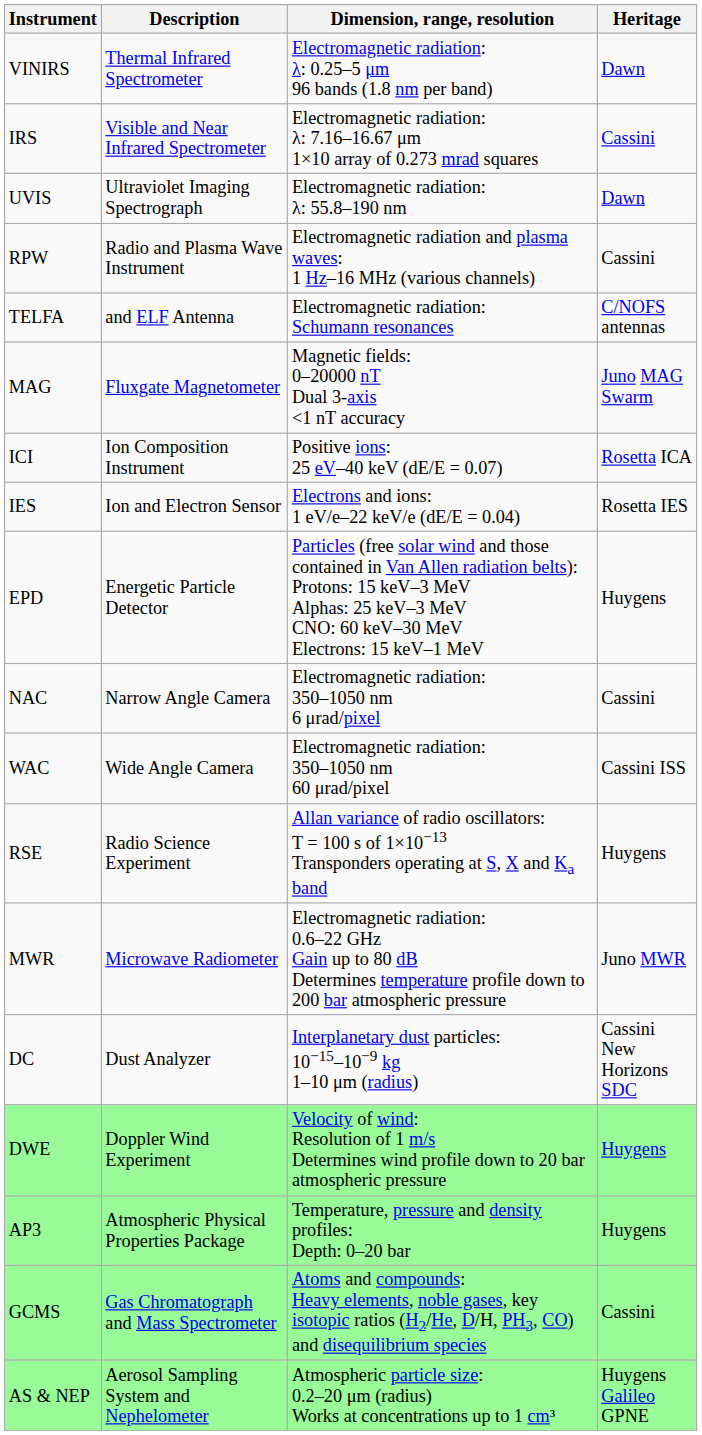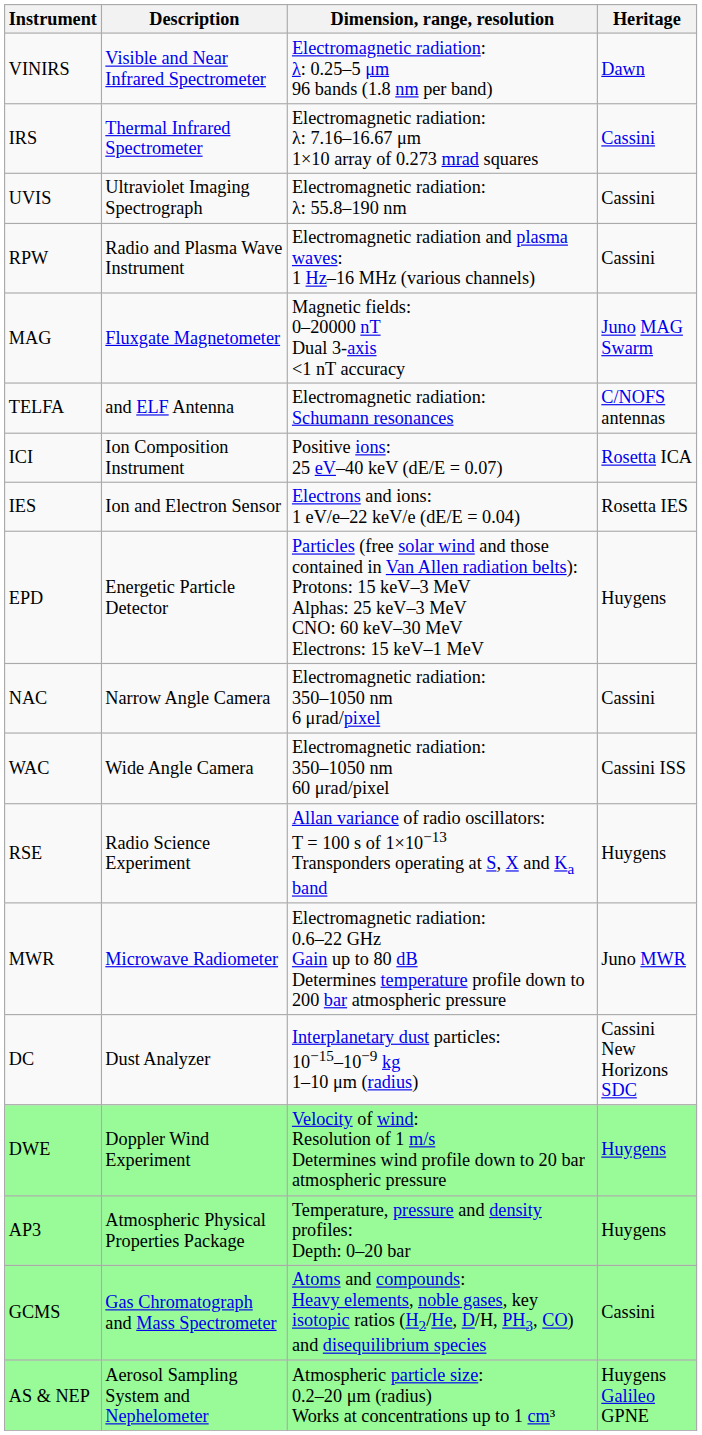(168, 68) Thermal Infrared Spectrometer -> (186, 68) Visible and Near Infrared Spectrometer
(186, 138) Visible and Near Infrared Spectrometer -> (168, 138) Thermal Infrared Spectrometer
(623, 198) Dawn -> (628, 198) Cassini
rows swapped: (30, 387) <-> (36, 317)
